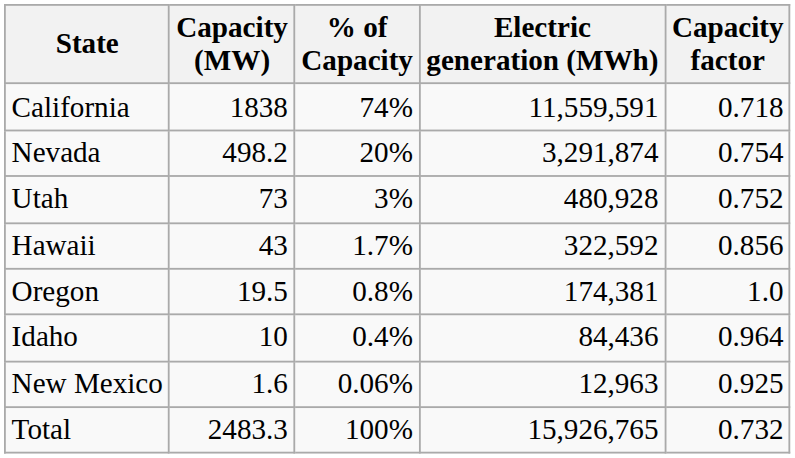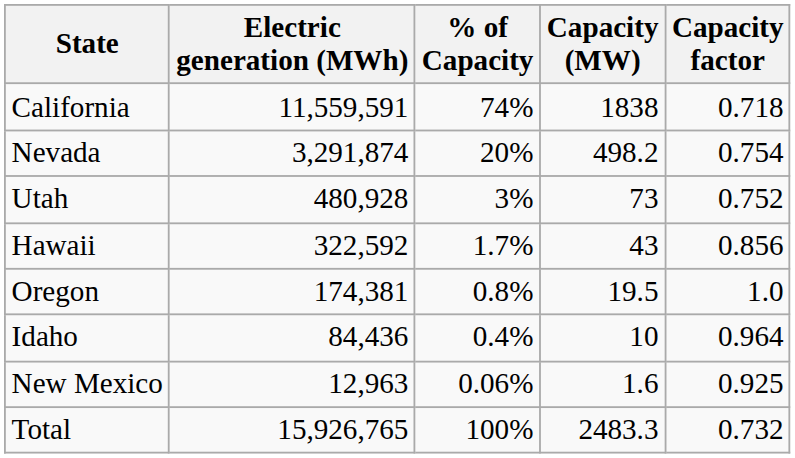columns swapped: (232, 43) <-> (542, 43)
